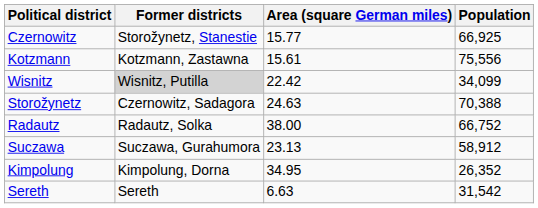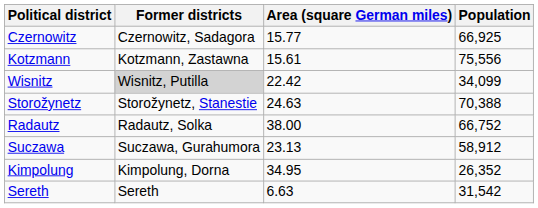(187, 37) Storožynetz, Stanestie -> (186, 37) Czernowitz, Sadagora
(186, 103) Czernowitz, Sadagora -> (187, 103) Storožynetz, Stanestie
